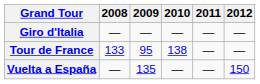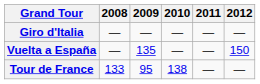rows swapped: (52, 50) <-> (52, 69)
